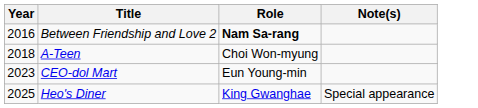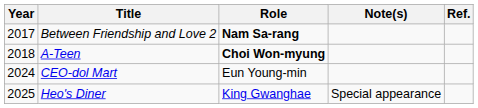+ column: (459, 14)
(21, 34) 2016 -> (21, 34) 2017
(270, 53) normal -> (274, 53) bold
(21, 73) 2023 -> (21, 73) 2024
